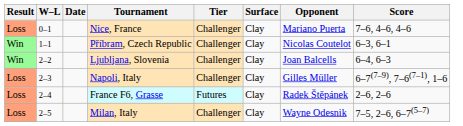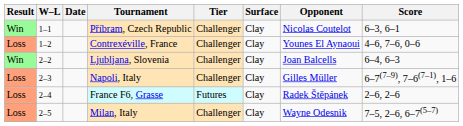- row: (116, 28)
+ row: (134, 44)
